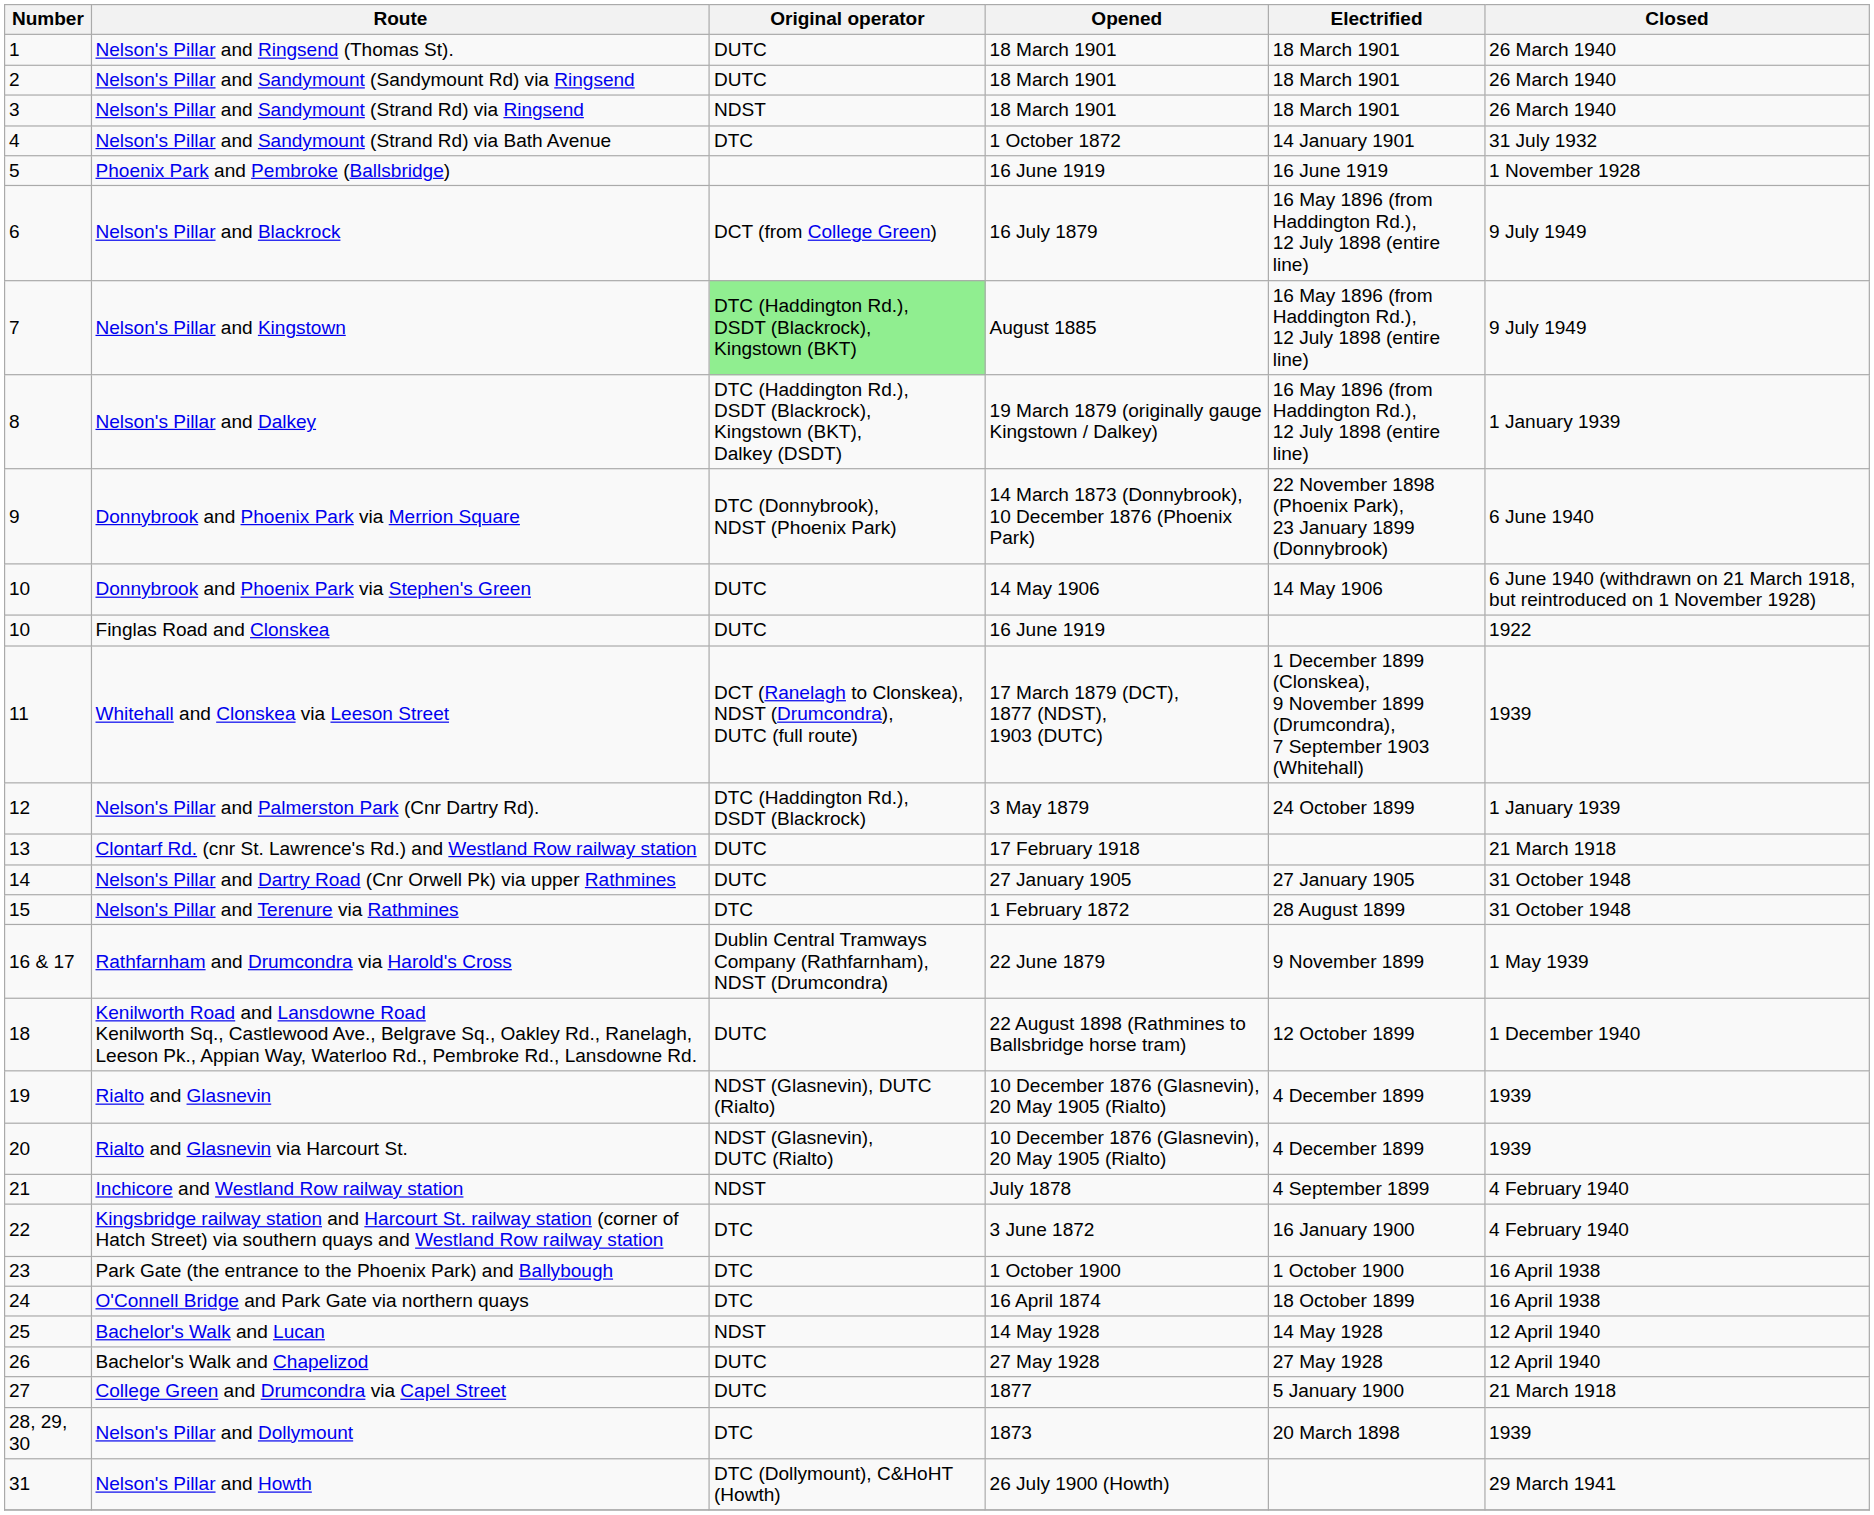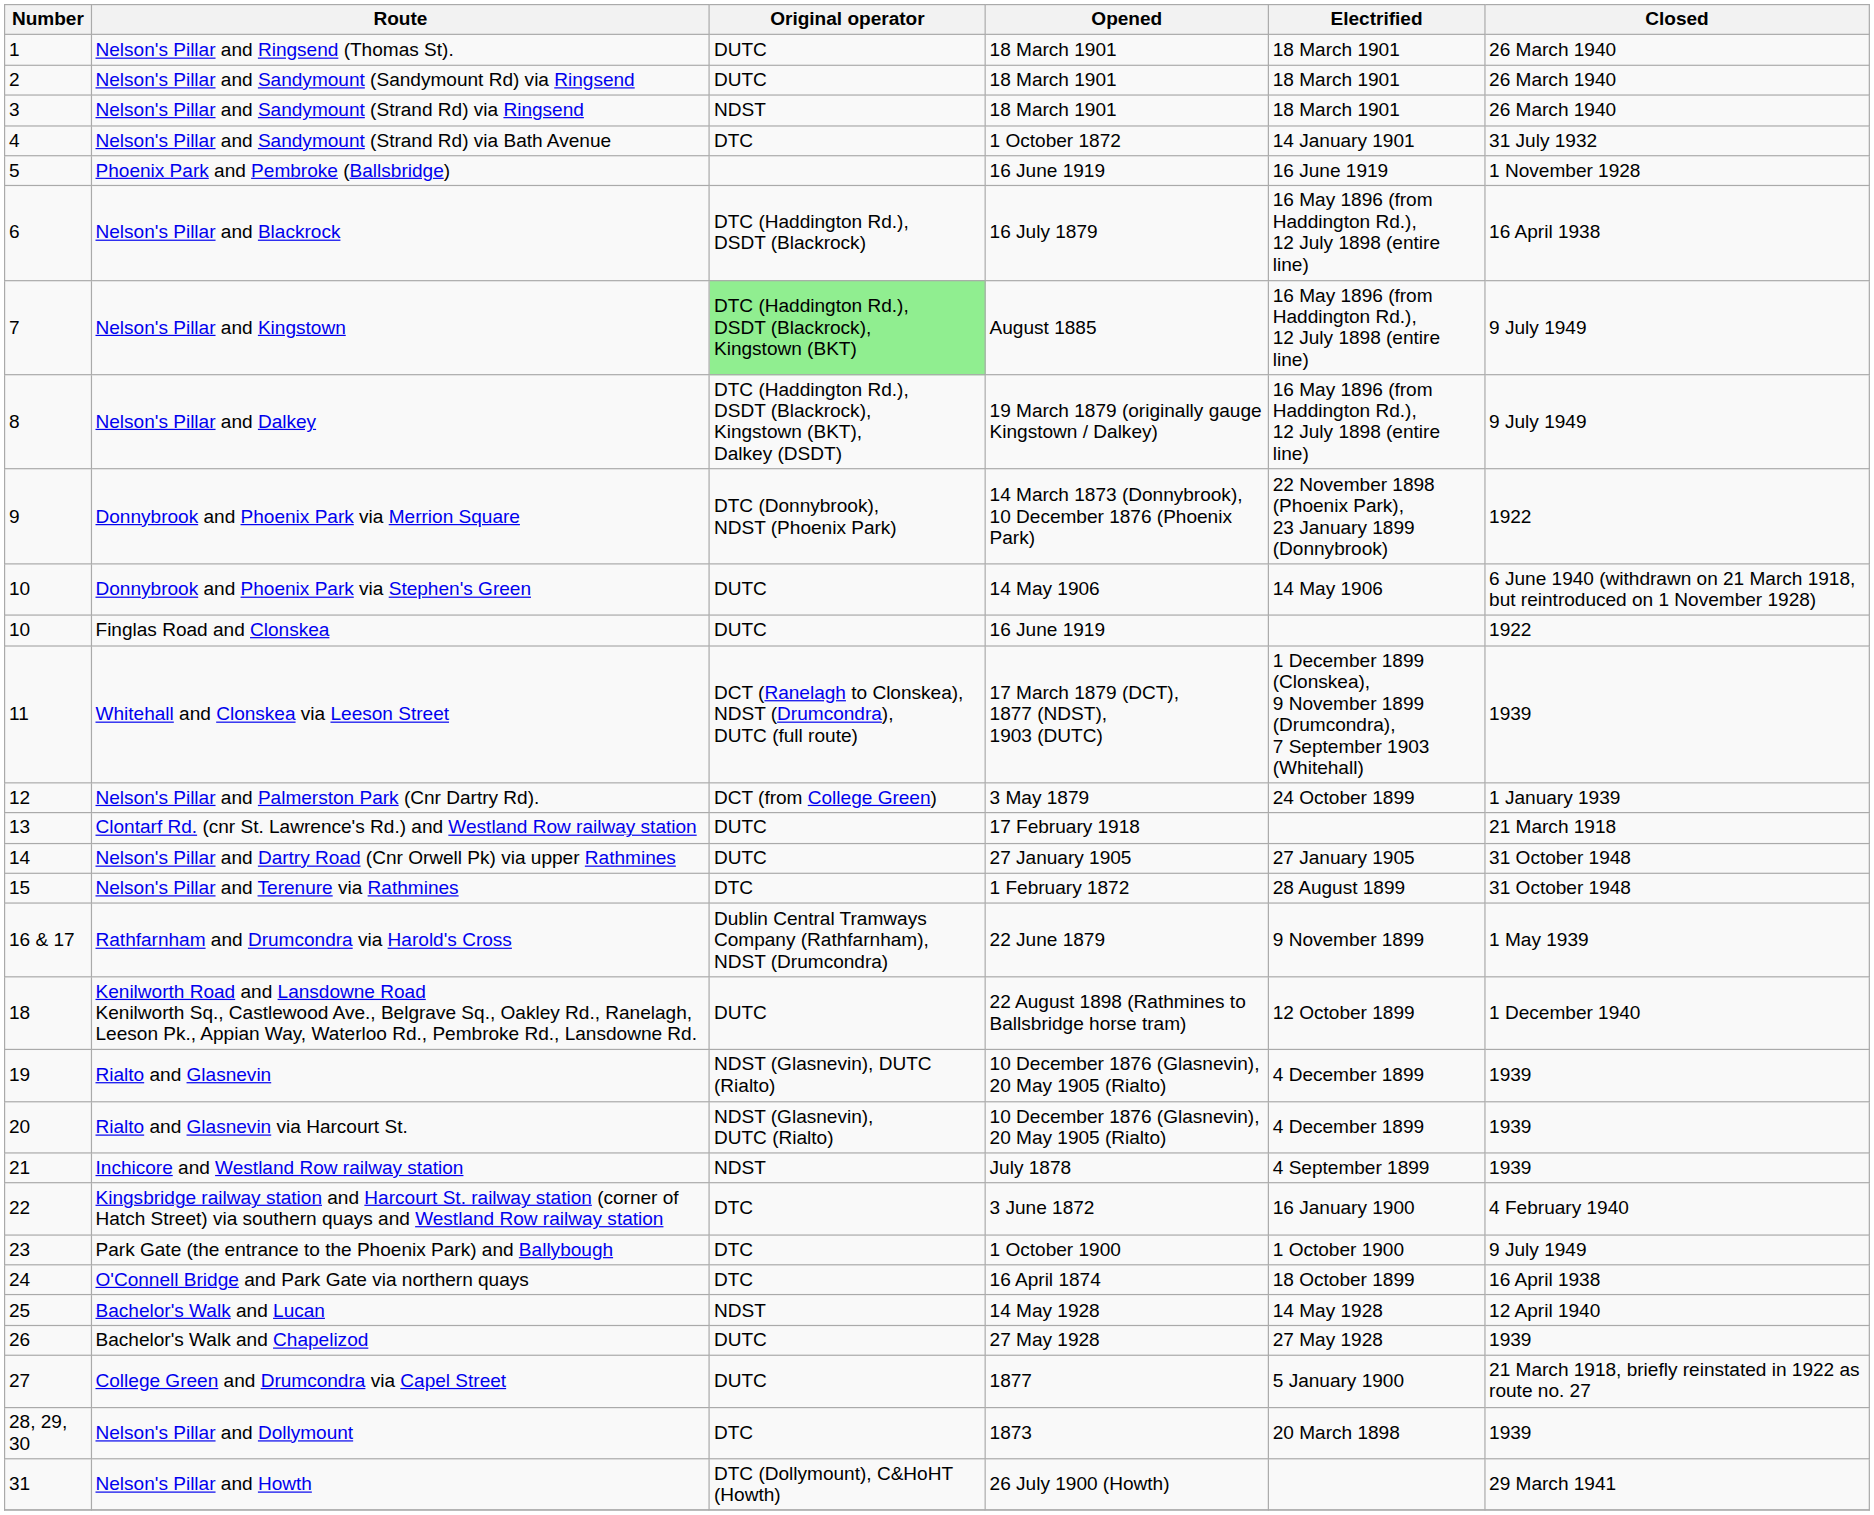(825, 232) DCT (from College Green) -> (811, 232) DTC (Haddington Rd.), DSDT (Blackrock)
(1538, 232) 9 July 1949 -> (1545, 232) 16 April 1938
(1555, 421) 1 January 1939 -> (1538, 421) 9 July 1949
(1542, 516) 6 June 1940 -> (1510, 516) 1922
(811, 808) DTC (Haddington Rd.), DSDT (Blackrock) -> (825, 797) DCT (from College Green)
(1559, 1189) 4 February 1940 -> (1510, 1167) 1939
(1545, 1271) 16 April 1938 -> (1538, 1249) 9 July 1949
(1545, 1361) 12 April 1940 -> (1510, 1340) 1939
(1553, 1391) 21 March 1918 -> (1674, 1381) 21 March 1918, briefly reinstated in 1922 as route no. 27
